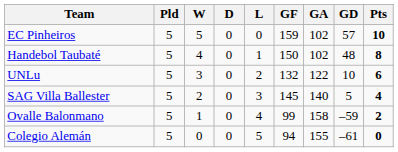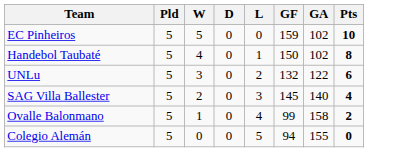- column: (349, 14)
